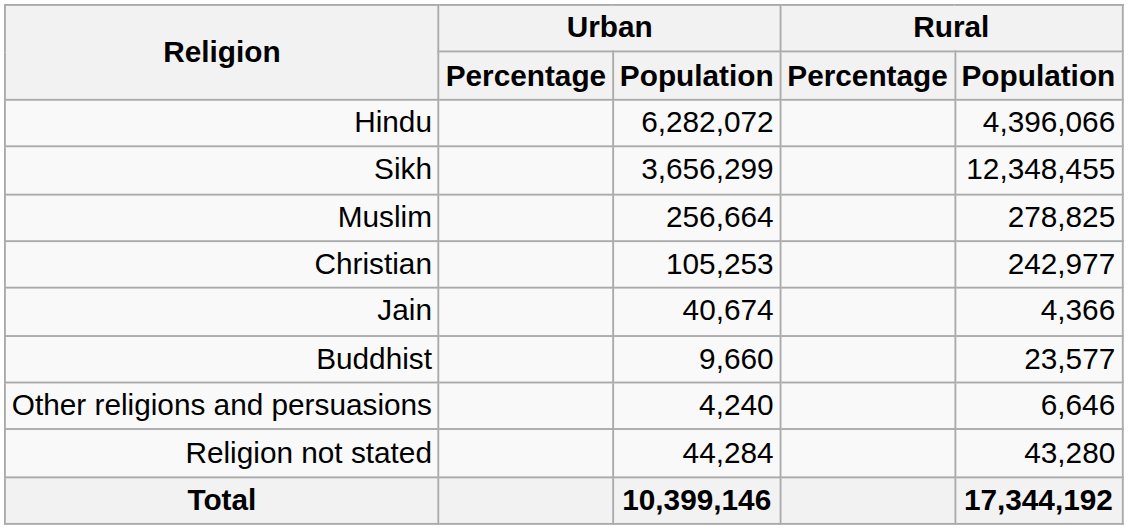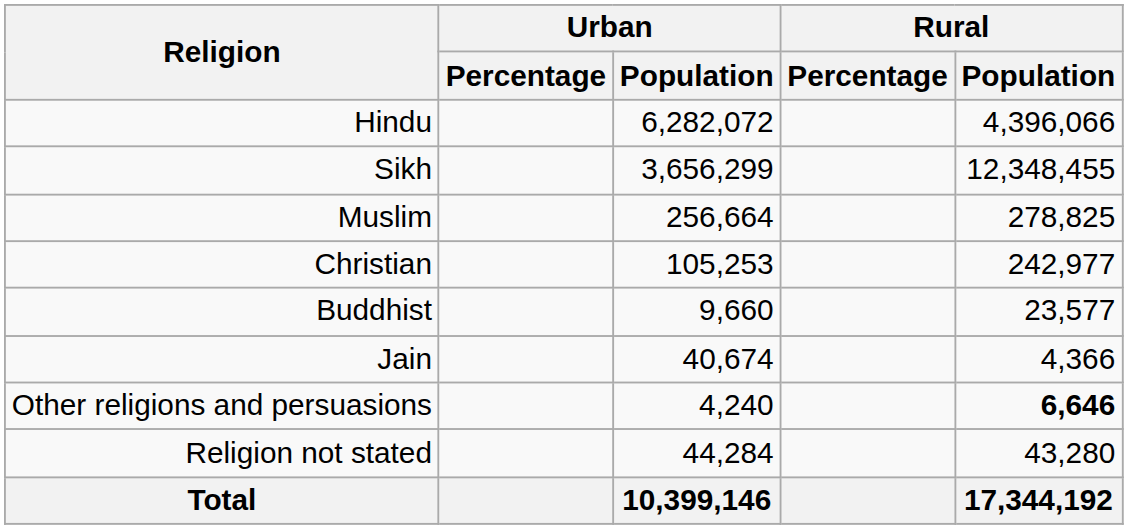rows swapped: (405, 311) <-> (374, 358)
(1078, 405) normal -> (1078, 405) bold
